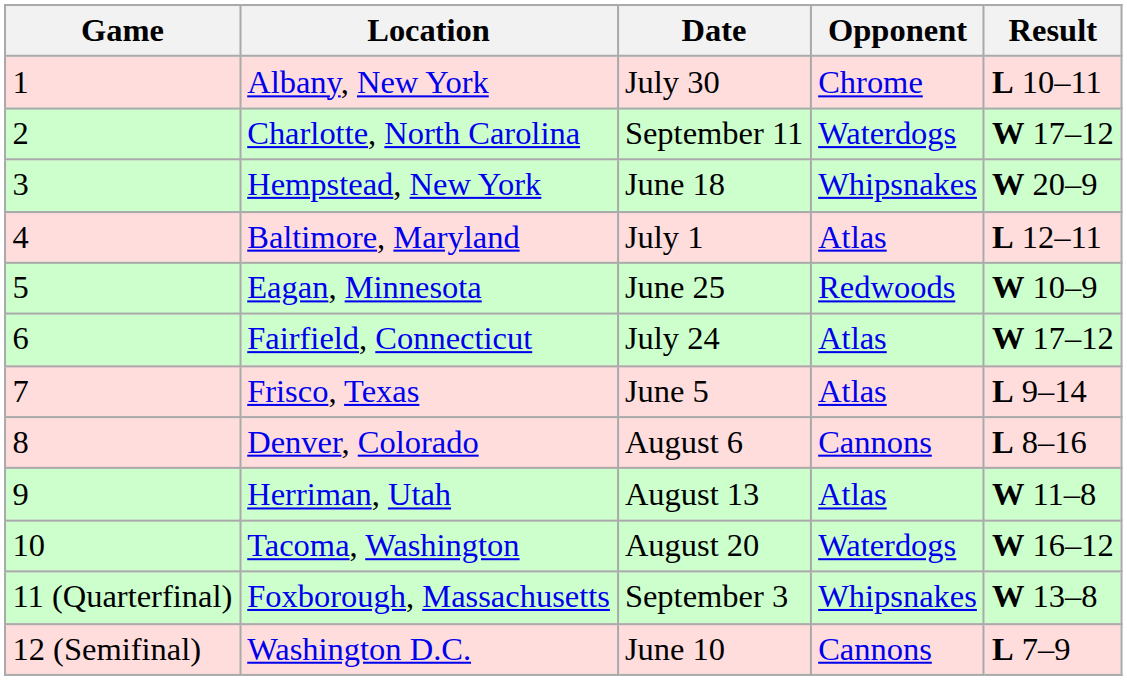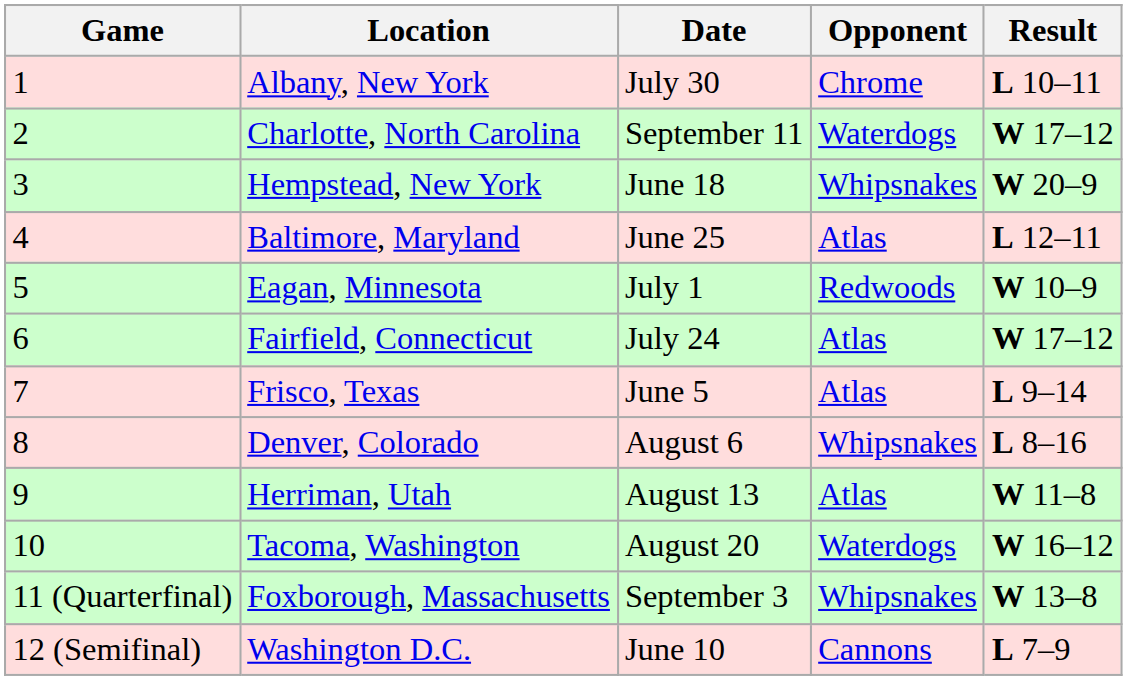(664, 236) July 1 -> (675, 236) June 25
(675, 287) June 25 -> (664, 287) July 1
(875, 442) Cannons -> (898, 442) Whipsnakes
